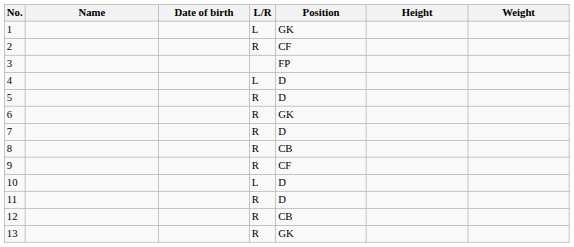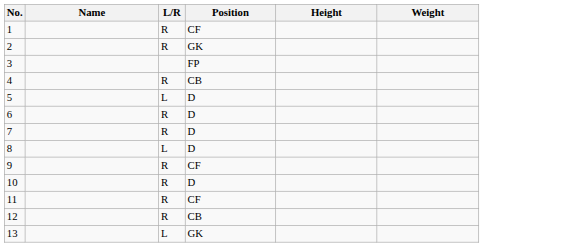- column: (204, 13)
(255, 30) L -> (165, 30) R
(286, 30) GK -> (194, 30) CF
(285, 47) CF -> (195, 47) GK
(255, 81) L -> (165, 81) R
(282, 81) D -> (195, 81) CB
(255, 98) R -> (164, 98) L
(286, 115) GK -> (191, 115) D
(255, 149) R -> (164, 149) L
(285, 149) CB -> (191, 149) D
(255, 183) L -> (165, 183) R
(282, 200) D -> (194, 200) CF
(255, 234) R -> (164, 234) L
